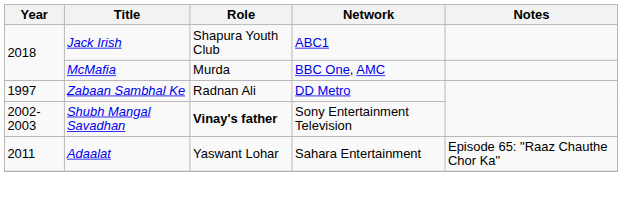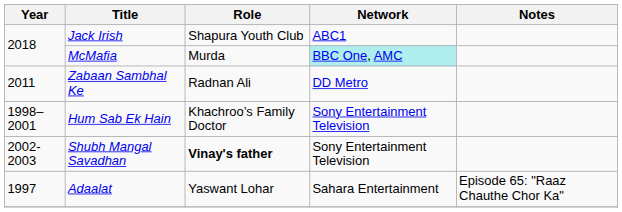(340, 70) no background -> (357, 55) paleturquoise background
(22, 91) 1997 -> (21, 83) 2011
+ row: (119, 118)
(21, 153) 2011 -> (22, 189) 1997
